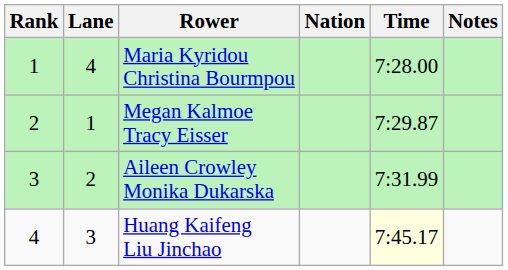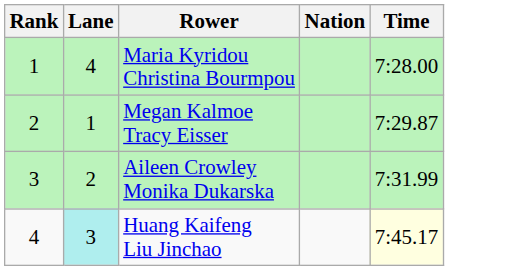- column: (473, 21)
(91, 236) no background -> (91, 236) paleturquoise background
